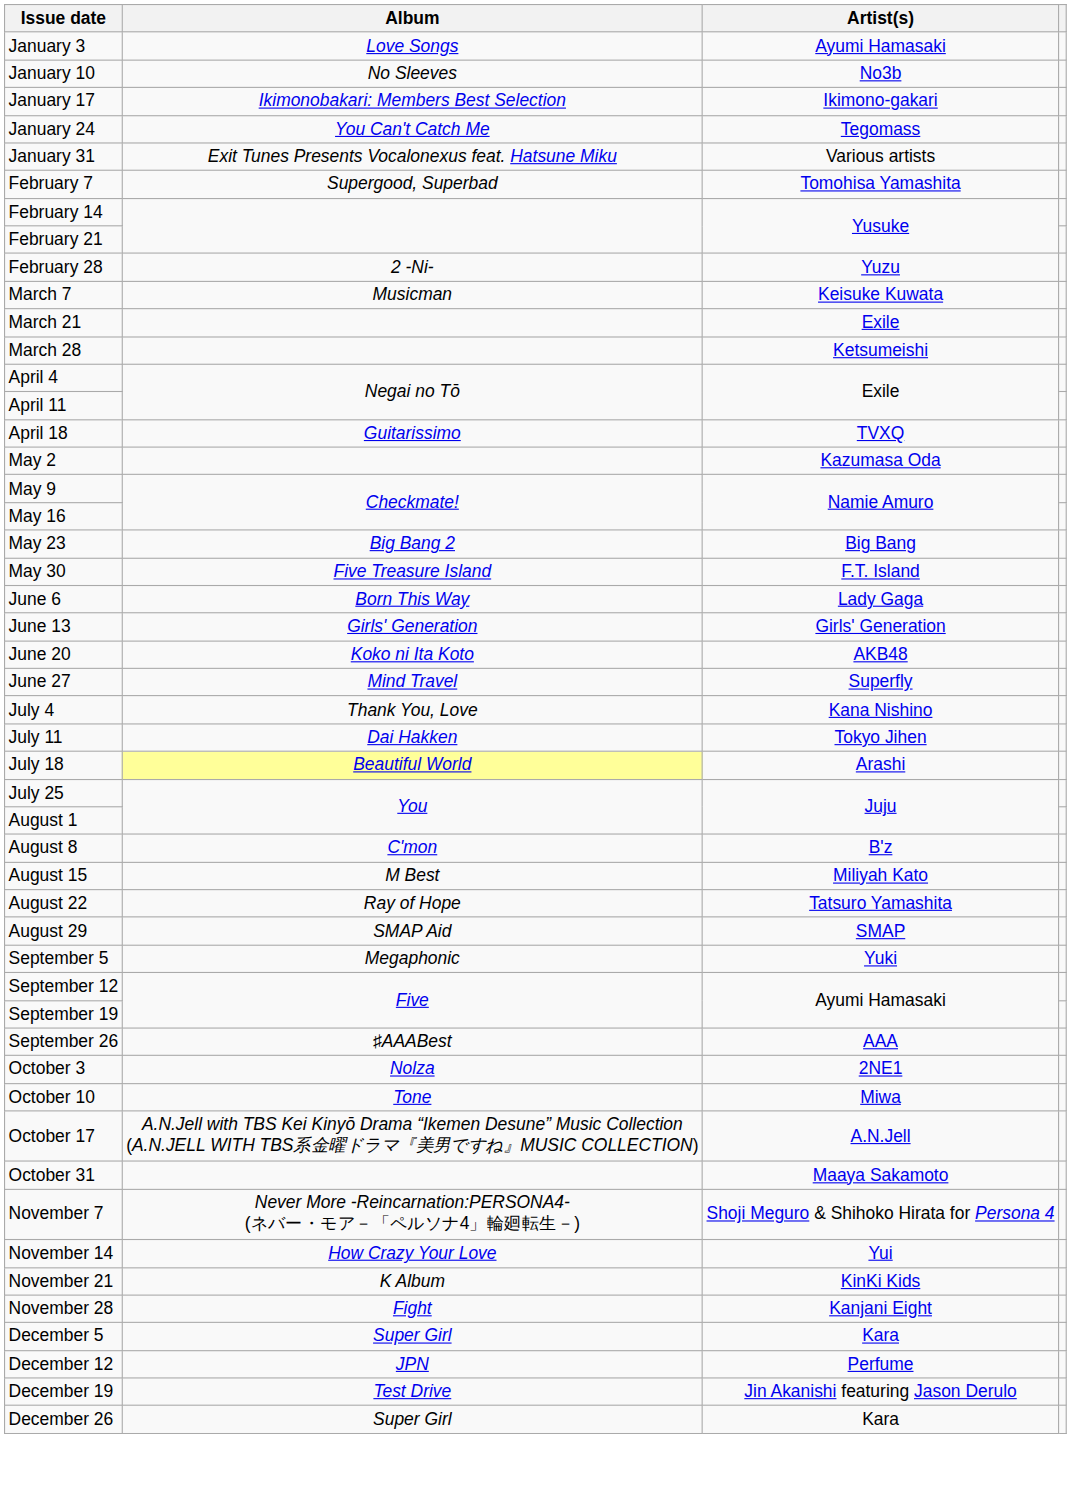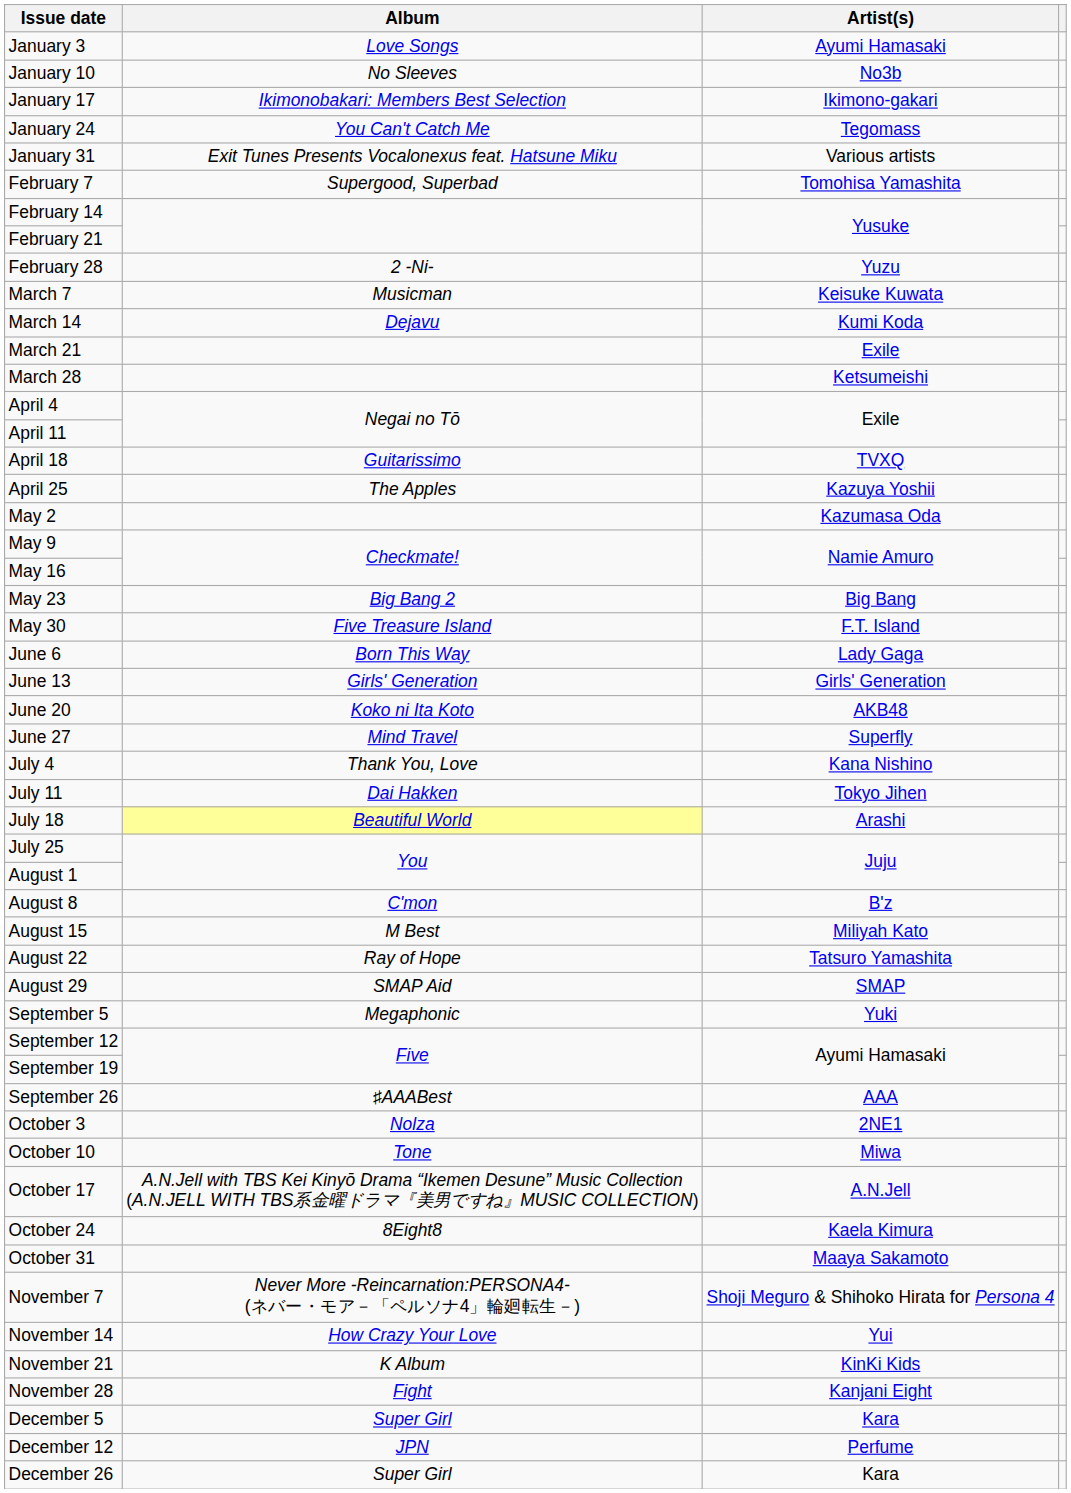+ row: (45, 322)
+ row: (38, 488)
+ row: (52, 1230)
- row: (61, 1391)
